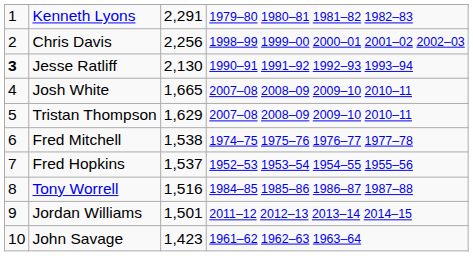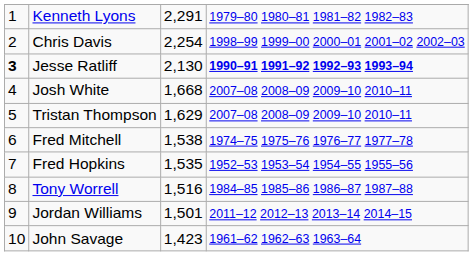(183, 41) 2,256 -> (183, 41) 2,254
(311, 66) normal -> (311, 66) bold
(183, 90) 1,665 -> (183, 90) 1,668
(183, 164) 1,537 -> (183, 164) 1,535
